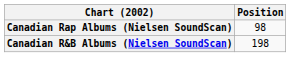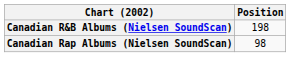rows swapped: (120, 44) <-> (120, 28)
